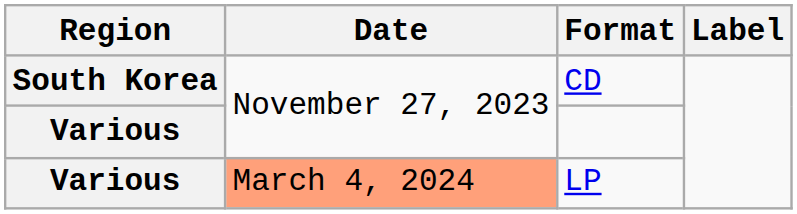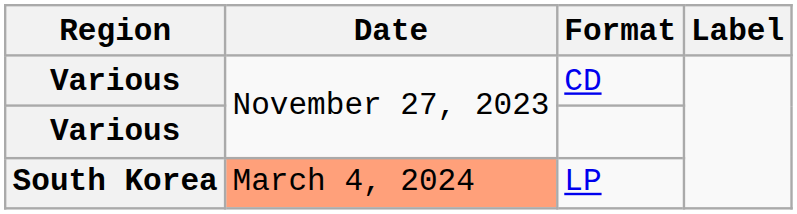(115, 81) South Korea -> (115, 81) Various
(115, 182) Various -> (115, 182) South Korea
